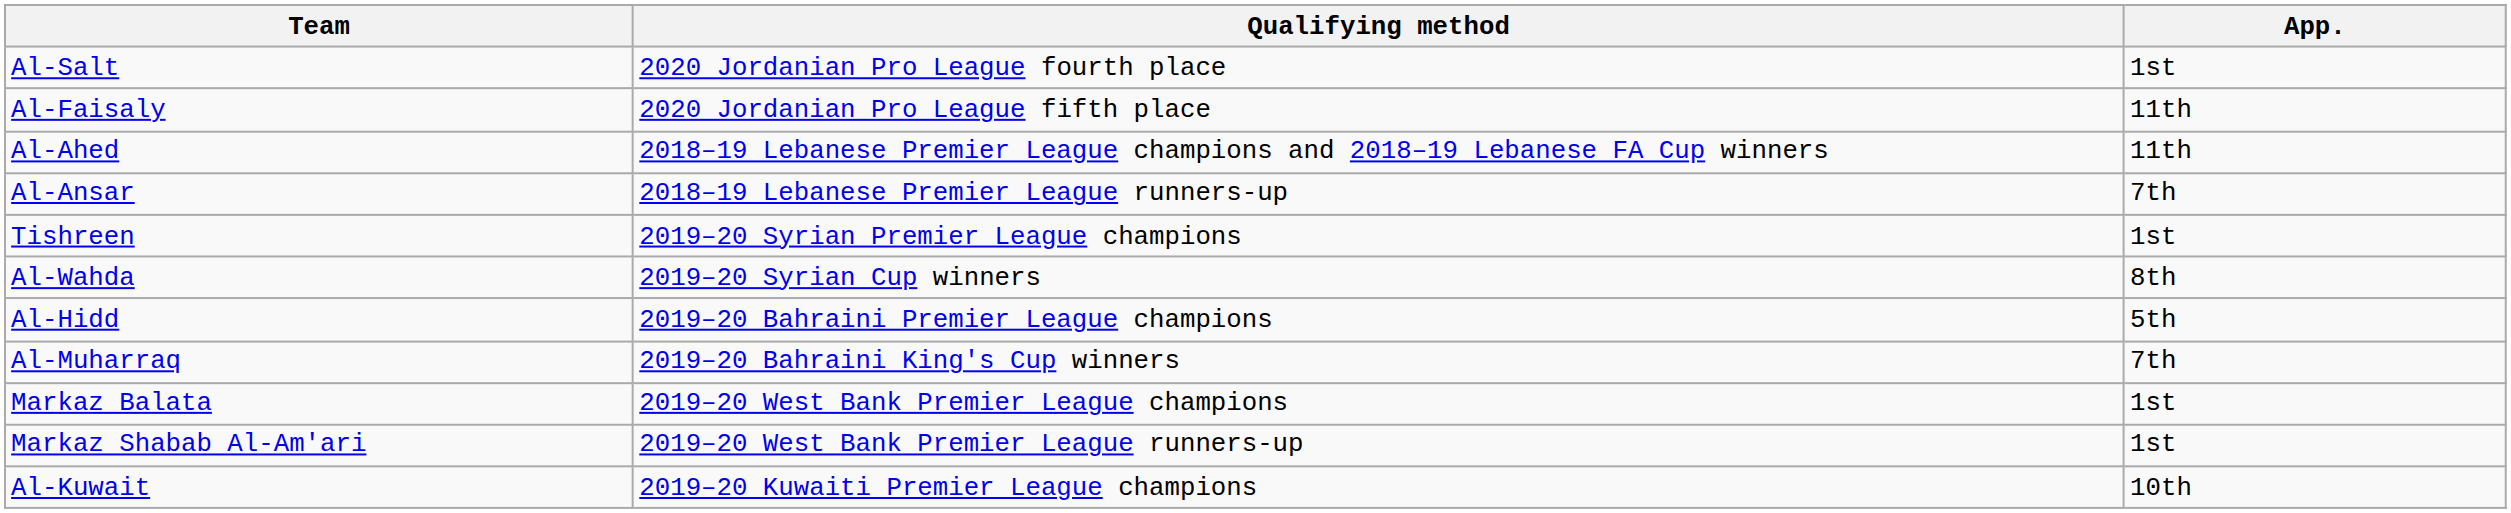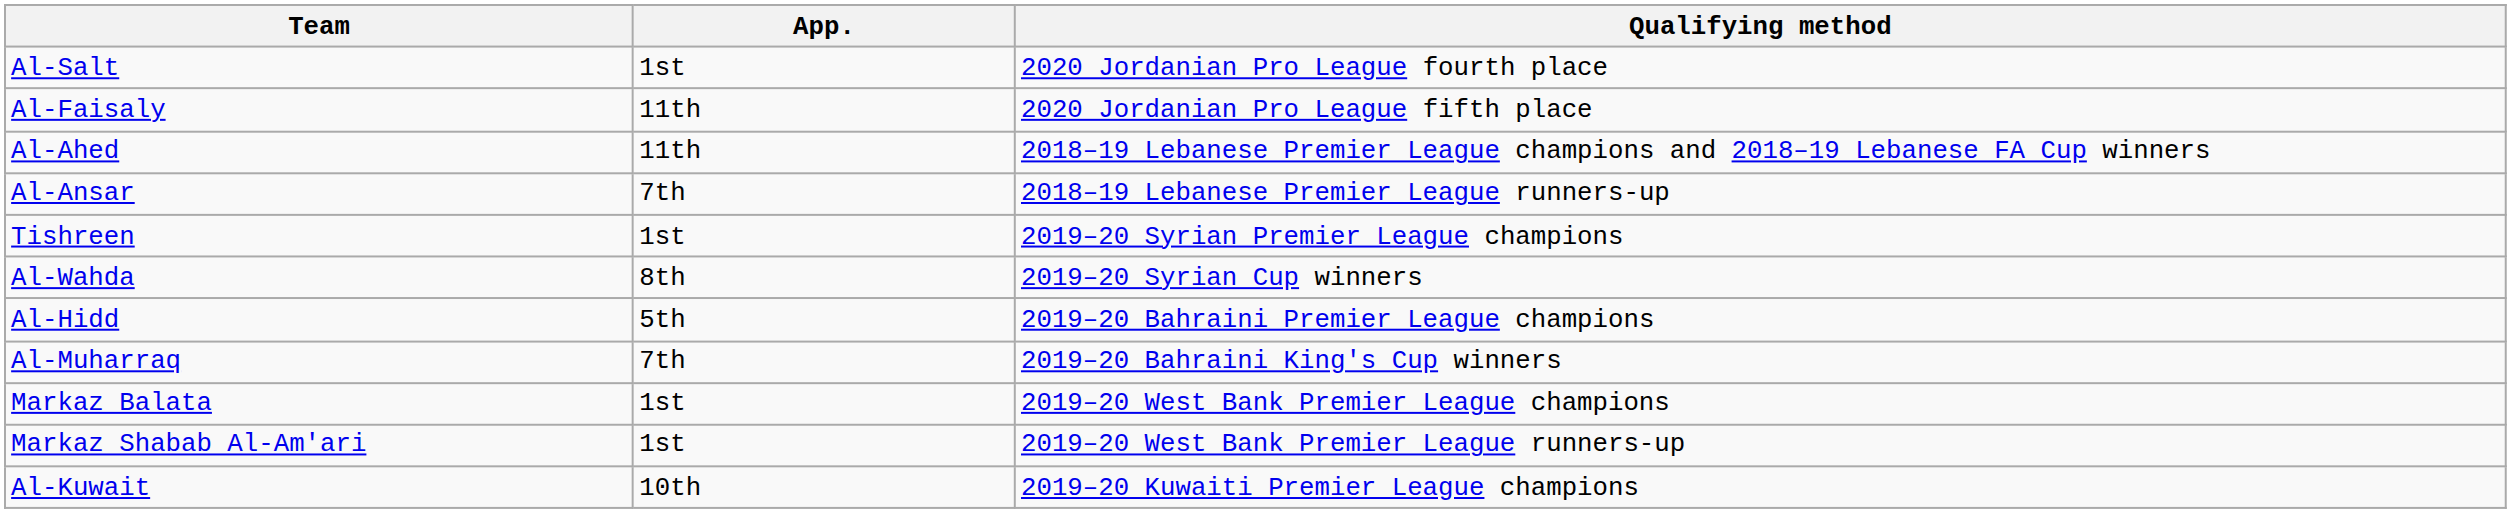columns swapped: (1379, 26) <-> (2315, 26)
